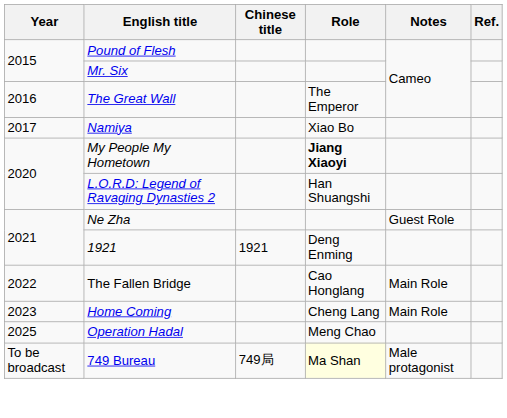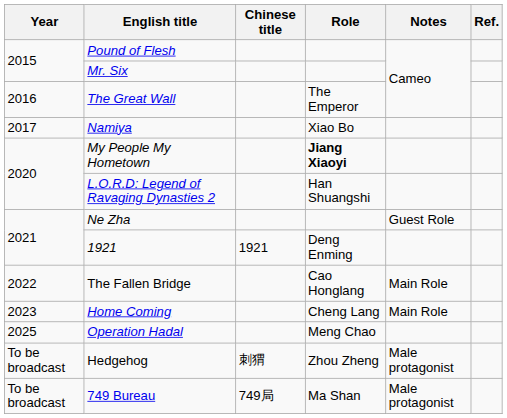+ row: (118, 360)
(334, 360) lightyellow background -> (334, 396) no background
